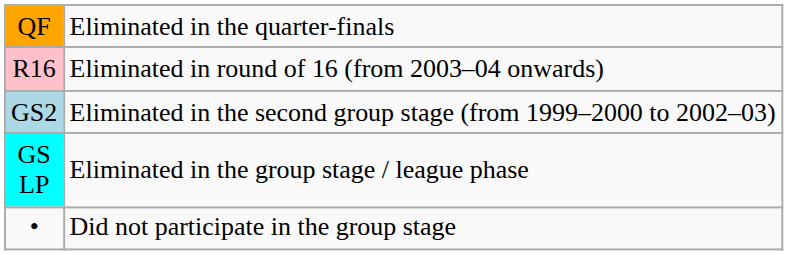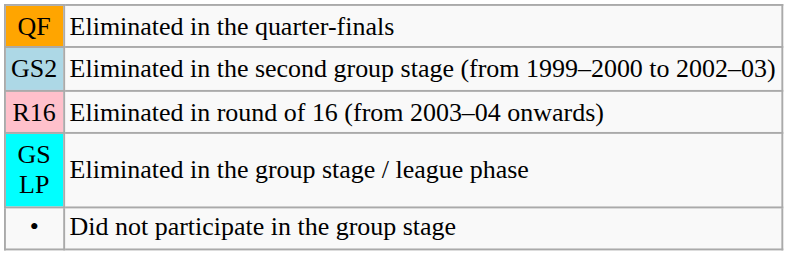rows swapped: (34, 68) <-> (34, 111)
